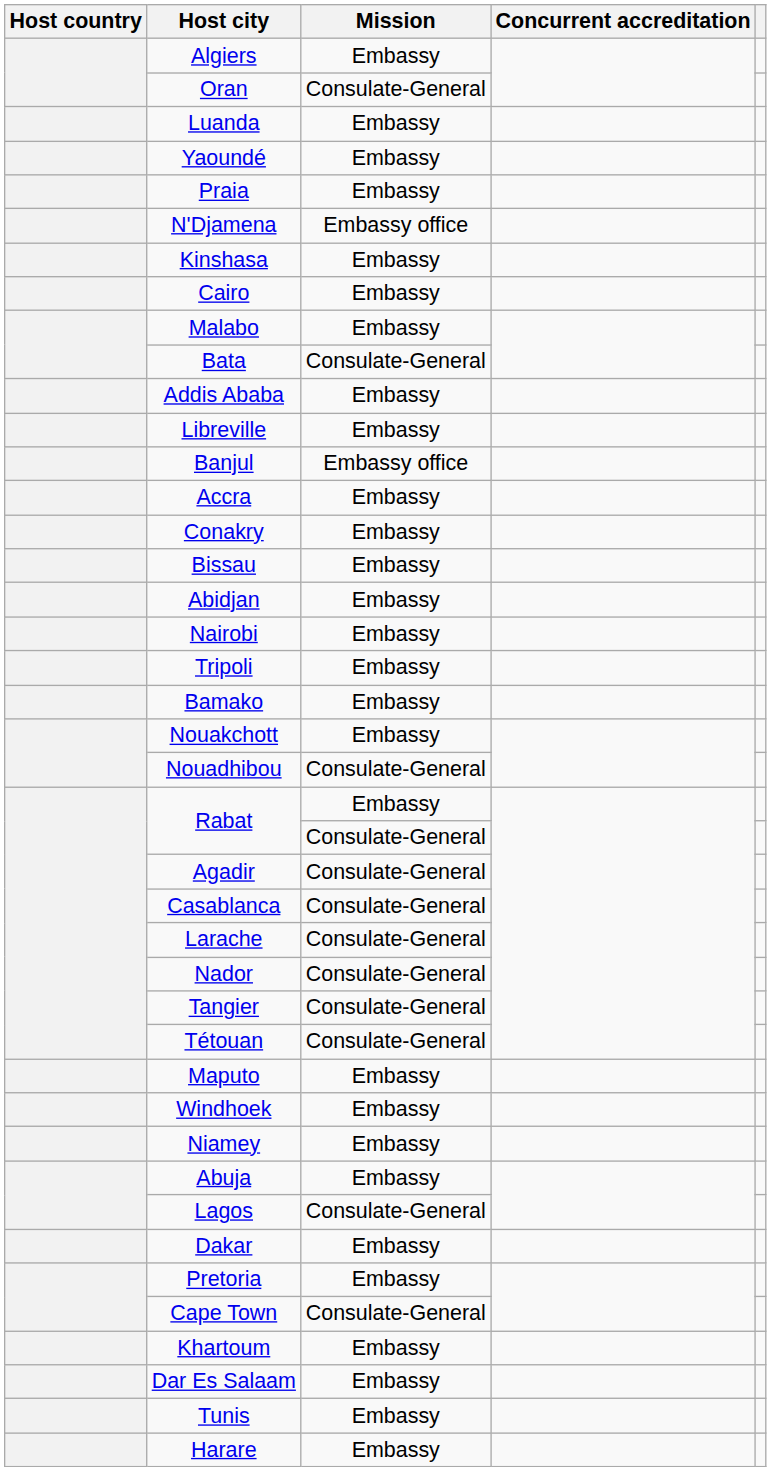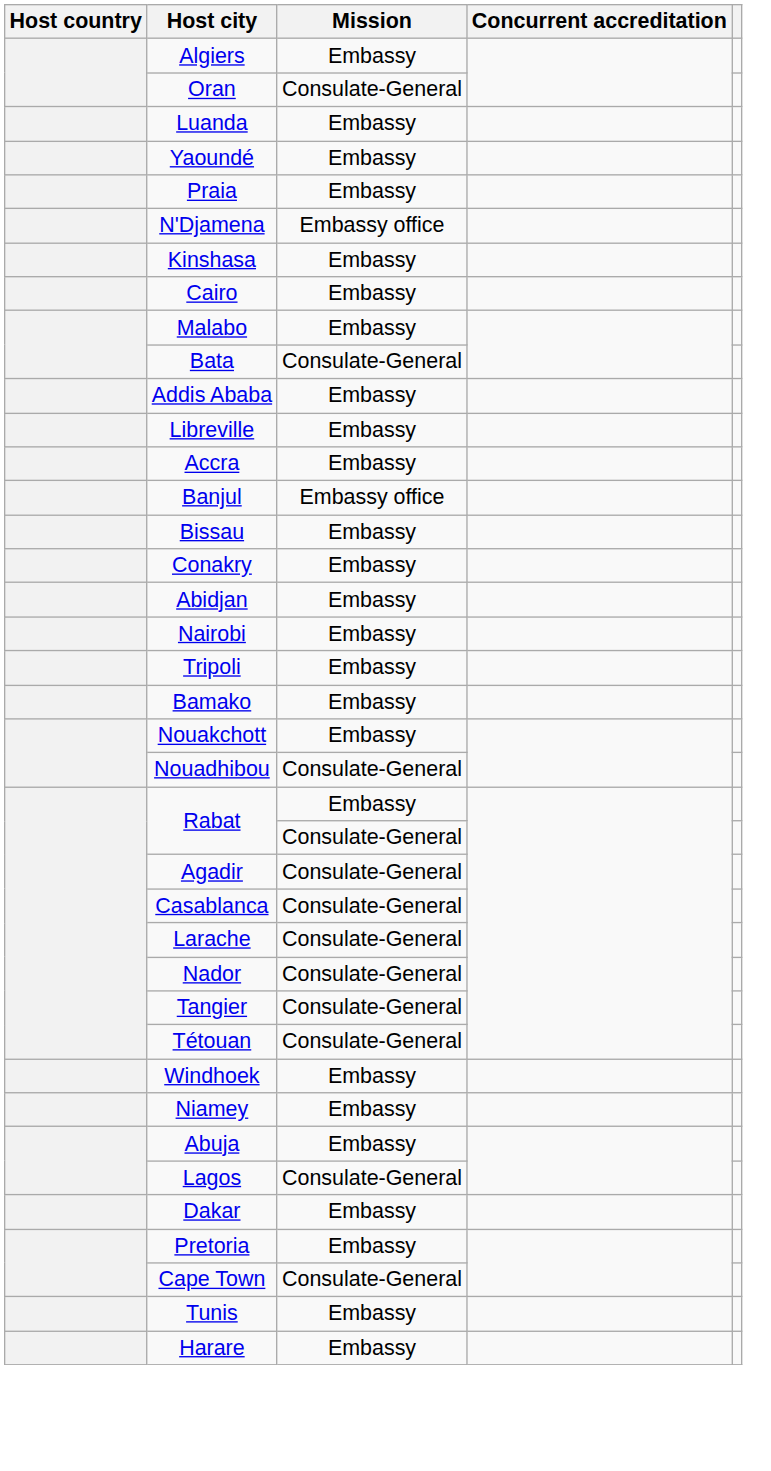rows swapped: (224, 463) <-> (224, 497)
rows swapped: (224, 531) <-> (224, 565)
- row: (224, 1075)
- row: (224, 1347)
- row: (224, 1381)
